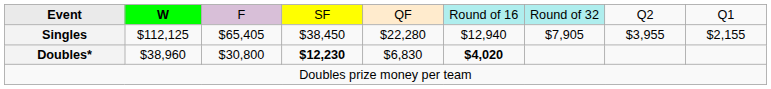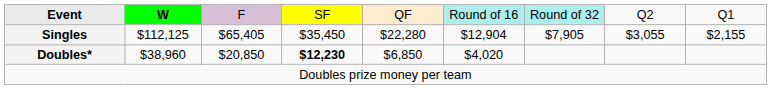(322, 35) $38,450 -> (322, 35) $35,450
(484, 35) $12,940 -> (484, 35) $12,904
(645, 35) $3,955 -> (645, 35) $3,055
(241, 55) $30,800 -> (241, 55) $20,850
(403, 55) $6,830 -> (403, 55) $6,850
(484, 55) bold -> (484, 55) normal
